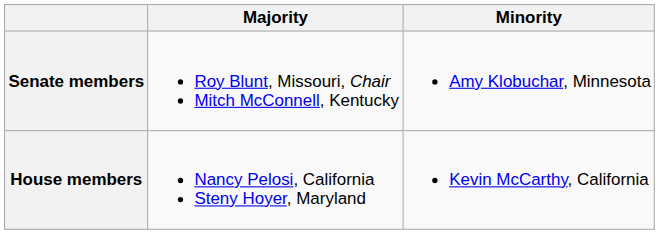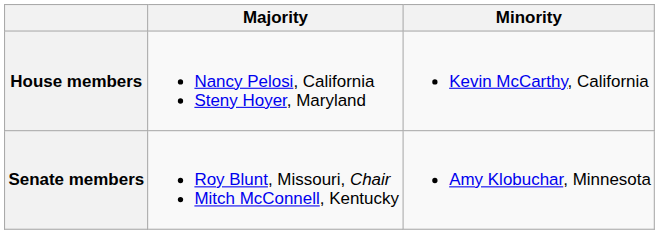rows swapped: (76, 80) <-> (76, 179)
